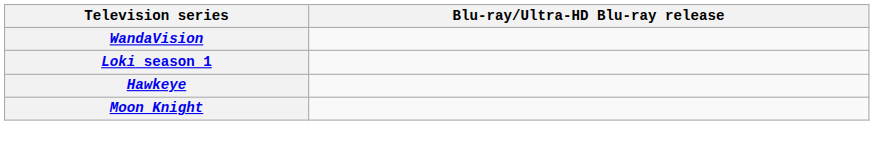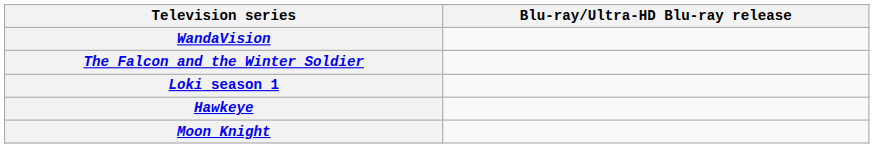+ row: (224, 62)
